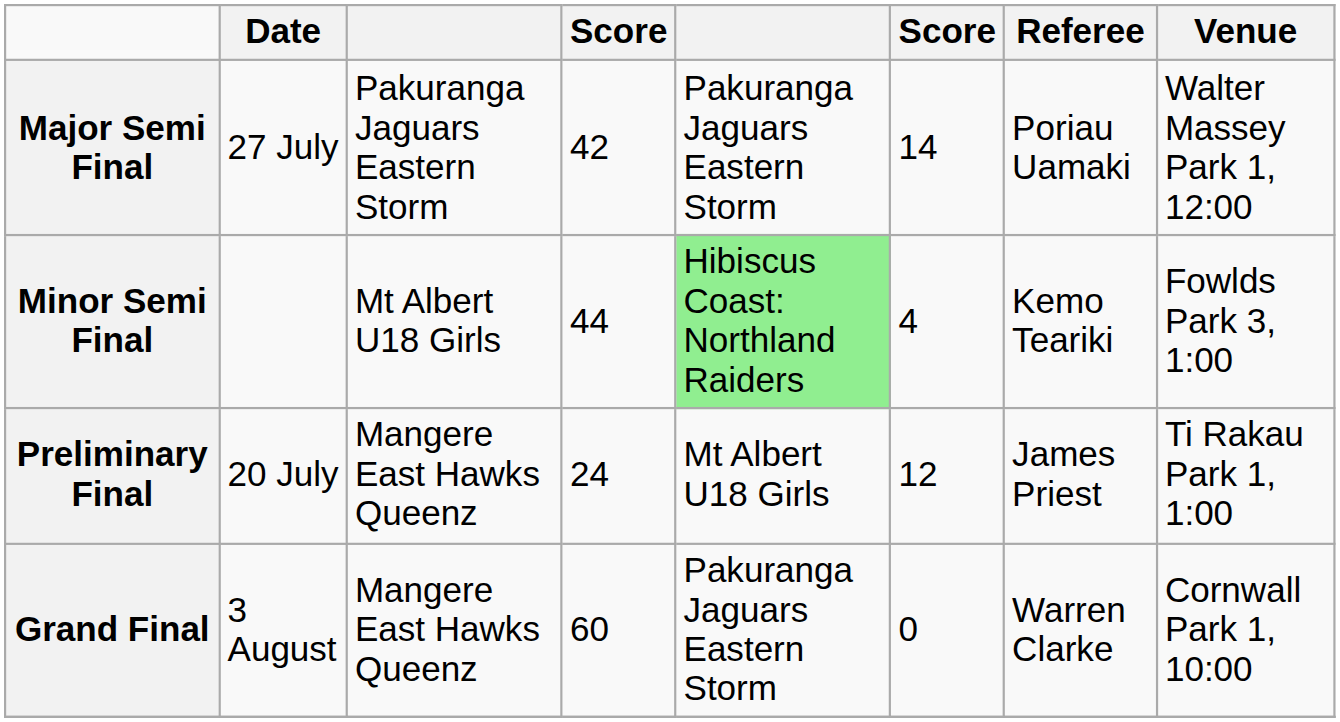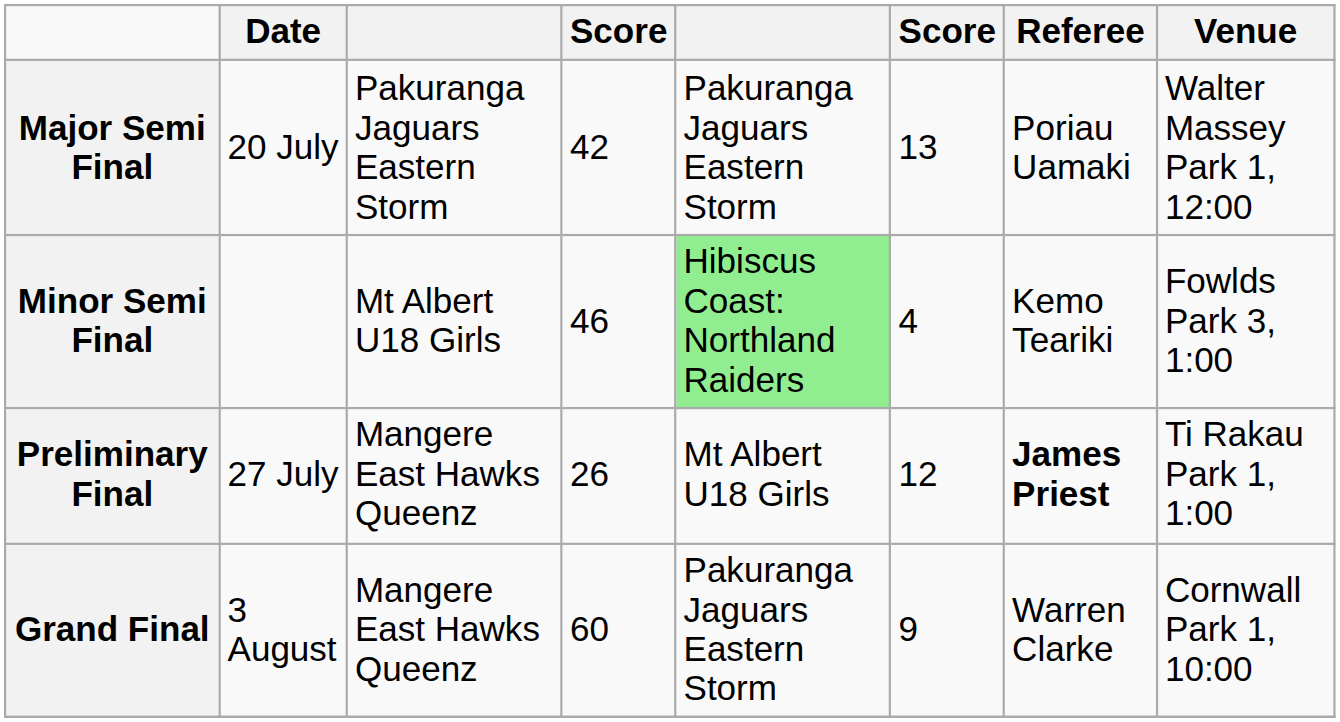(283, 146) 27 July -> (283, 146) 20 July
(918, 146) 14 -> (918, 146) 13
(589, 320) 44 -> (589, 320) 46
(283, 474) 20 July -> (283, 474) 27 July
(589, 474) 24 -> (589, 474) 26
(1064, 474) normal -> (1067, 474) bold
(908, 629) 0 -> (908, 629) 9
